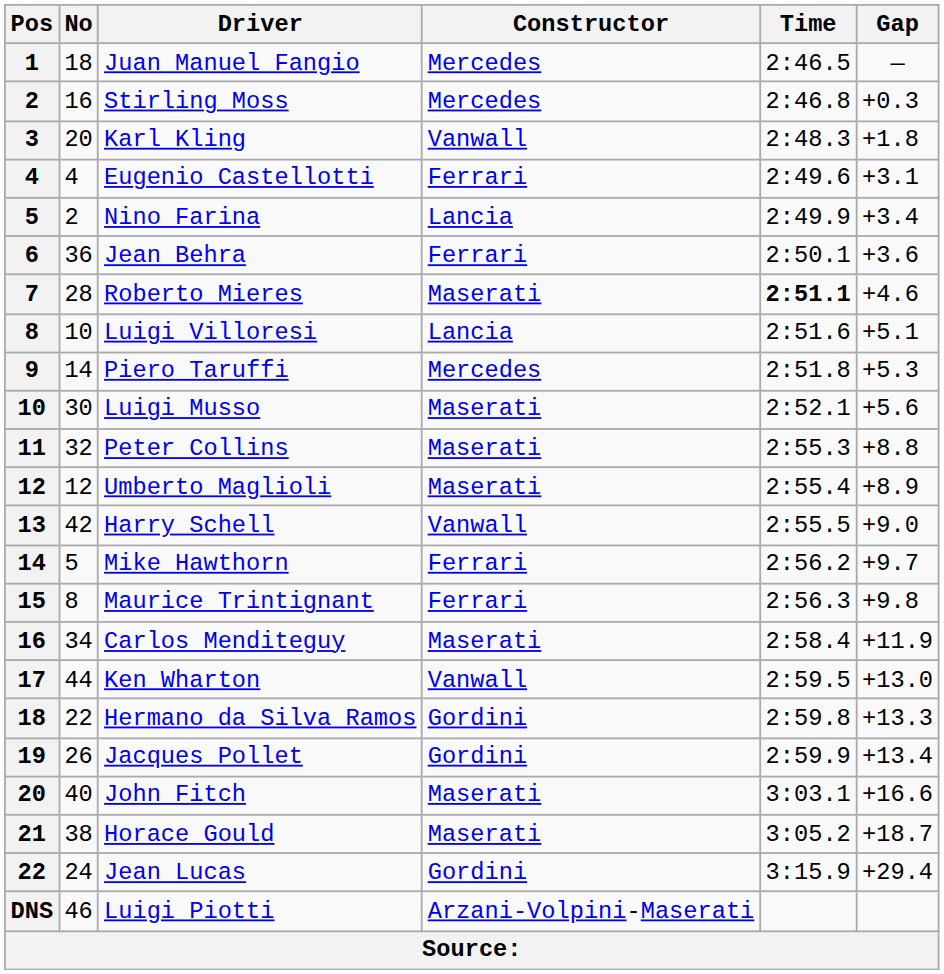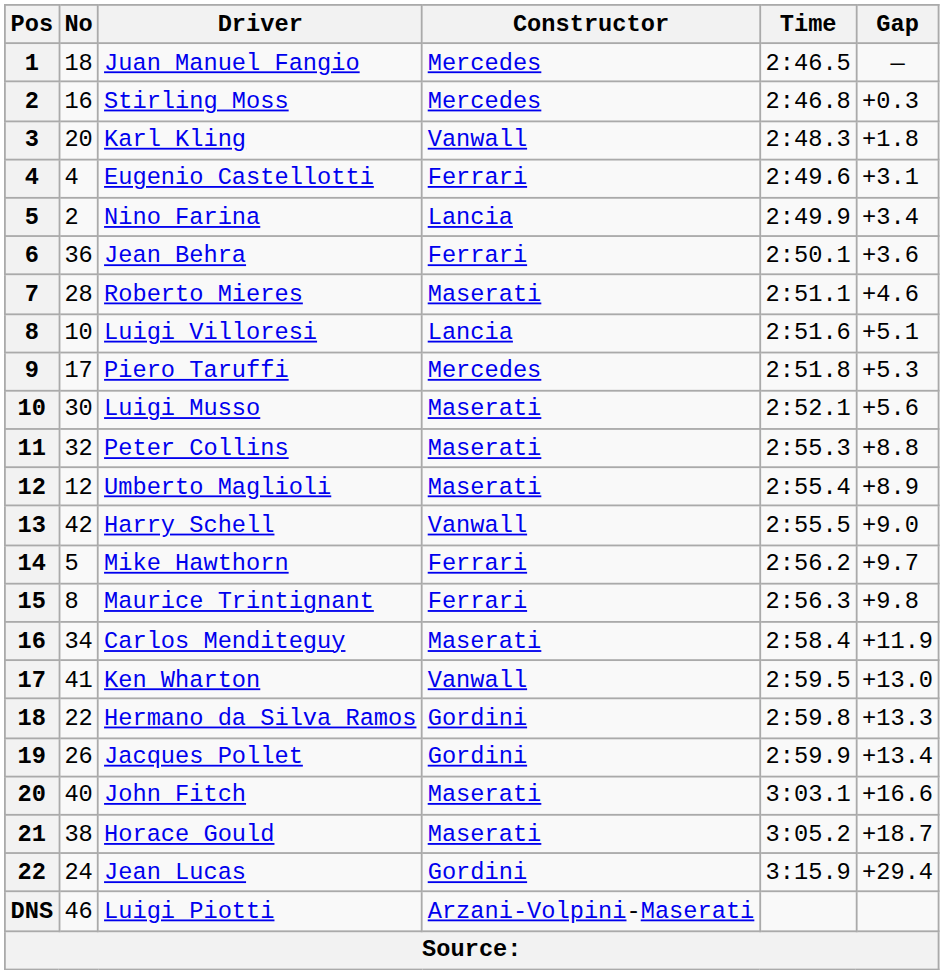(808, 294) bold -> (808, 294) normal
(79, 371) 14 -> (79, 371) 17
(79, 680) 44 -> (79, 680) 41
